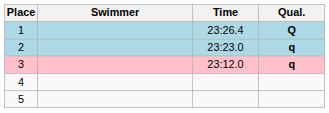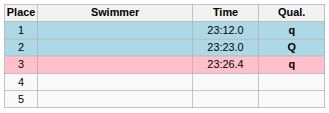(226, 30) 23:26.4 -> (226, 30) 23:12.0
(292, 30) Q -> (292, 30) q
(292, 47) q -> (292, 47) Q
(226, 64) 23:12.0 -> (226, 64) 23:26.4
